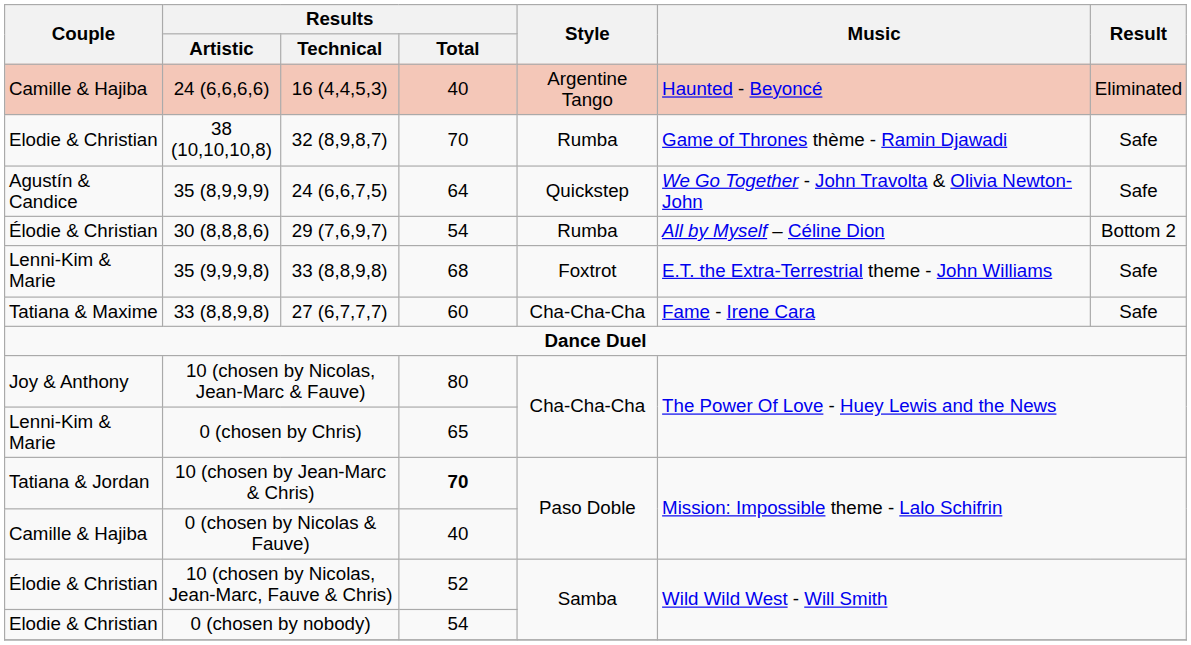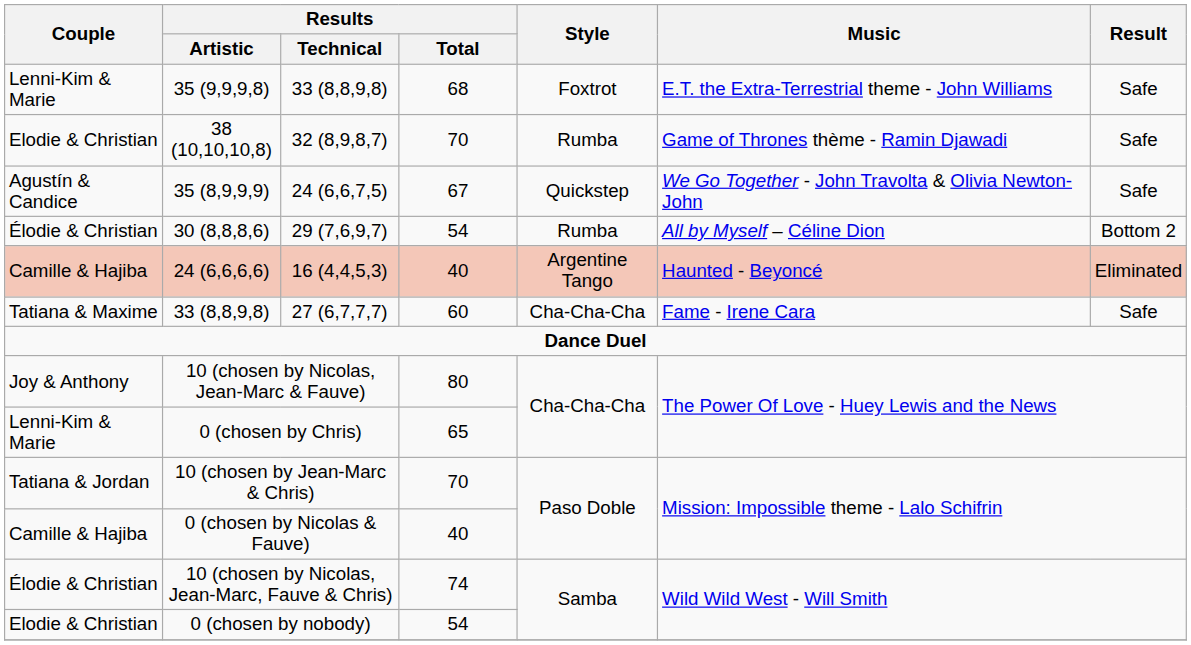rows swapped: (222, 271) <-> (222, 89)
(458, 190) 64 -> (458, 190) 67
(458, 482) bold -> (458, 482) normal
(458, 584) 52 -> (458, 584) 74
